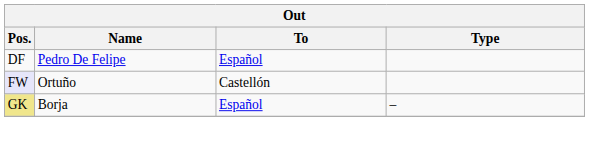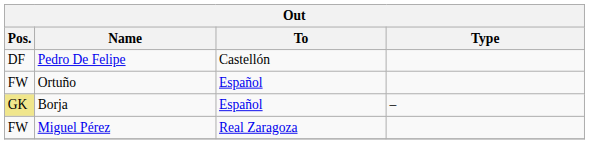(241, 60) Español -> (245, 60) Castellón
(18, 83) lavender background -> (18, 83) no background
(245, 83) Castellón -> (241, 83) Español
+ row: (74, 127)
